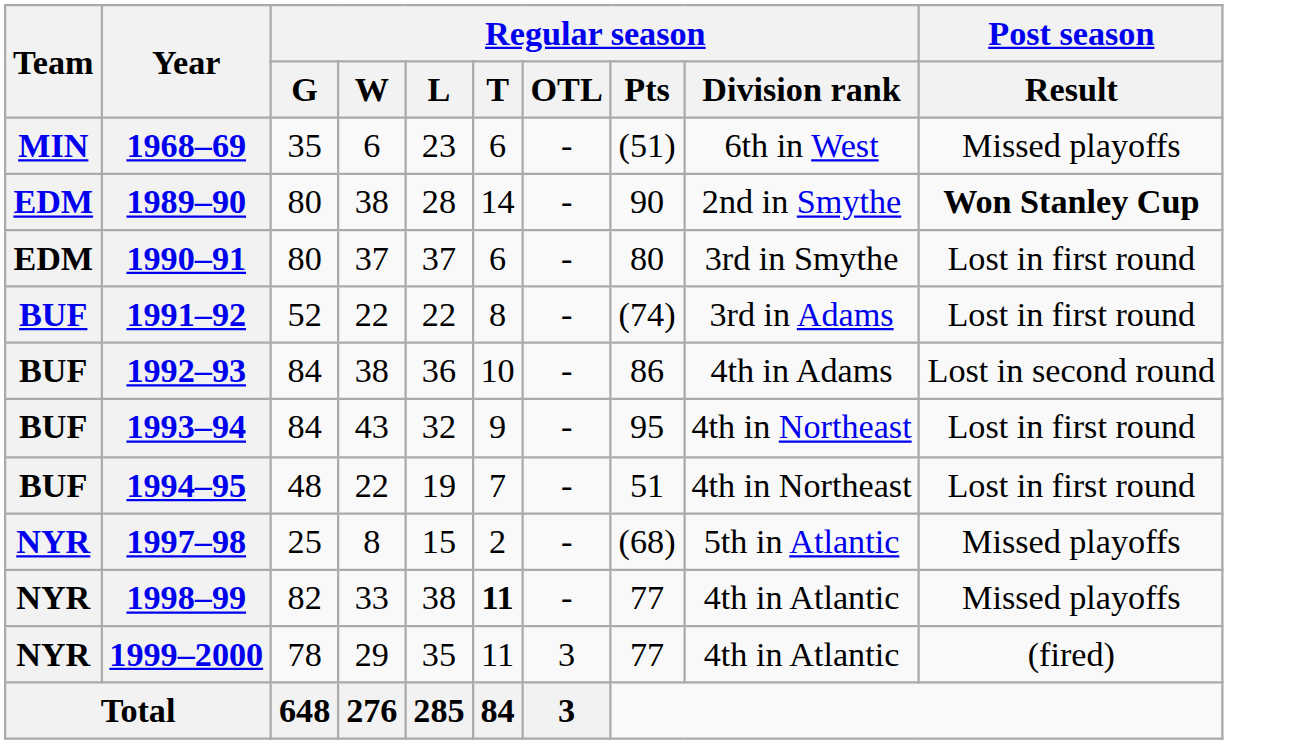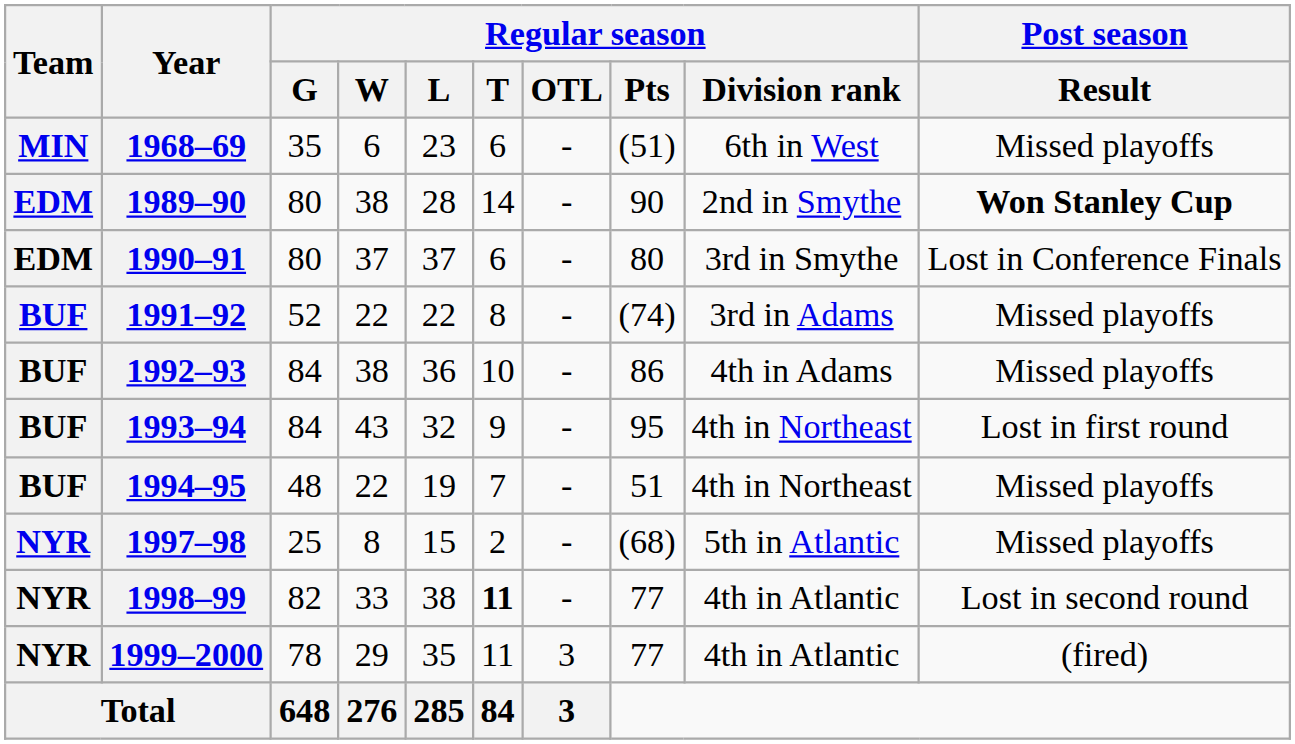(1071, 258) Lost in first round -> (1105, 258) Lost in Conference Finals
(1071, 314) Lost in first round -> (1105, 314) Missed playoffs
(1071, 371) Lost in second round -> (1105, 371) Missed playoffs
(1071, 484) Lost in first round -> (1105, 484) Missed playoffs
(1071, 596) Missed playoffs -> (1105, 596) Lost in second round
